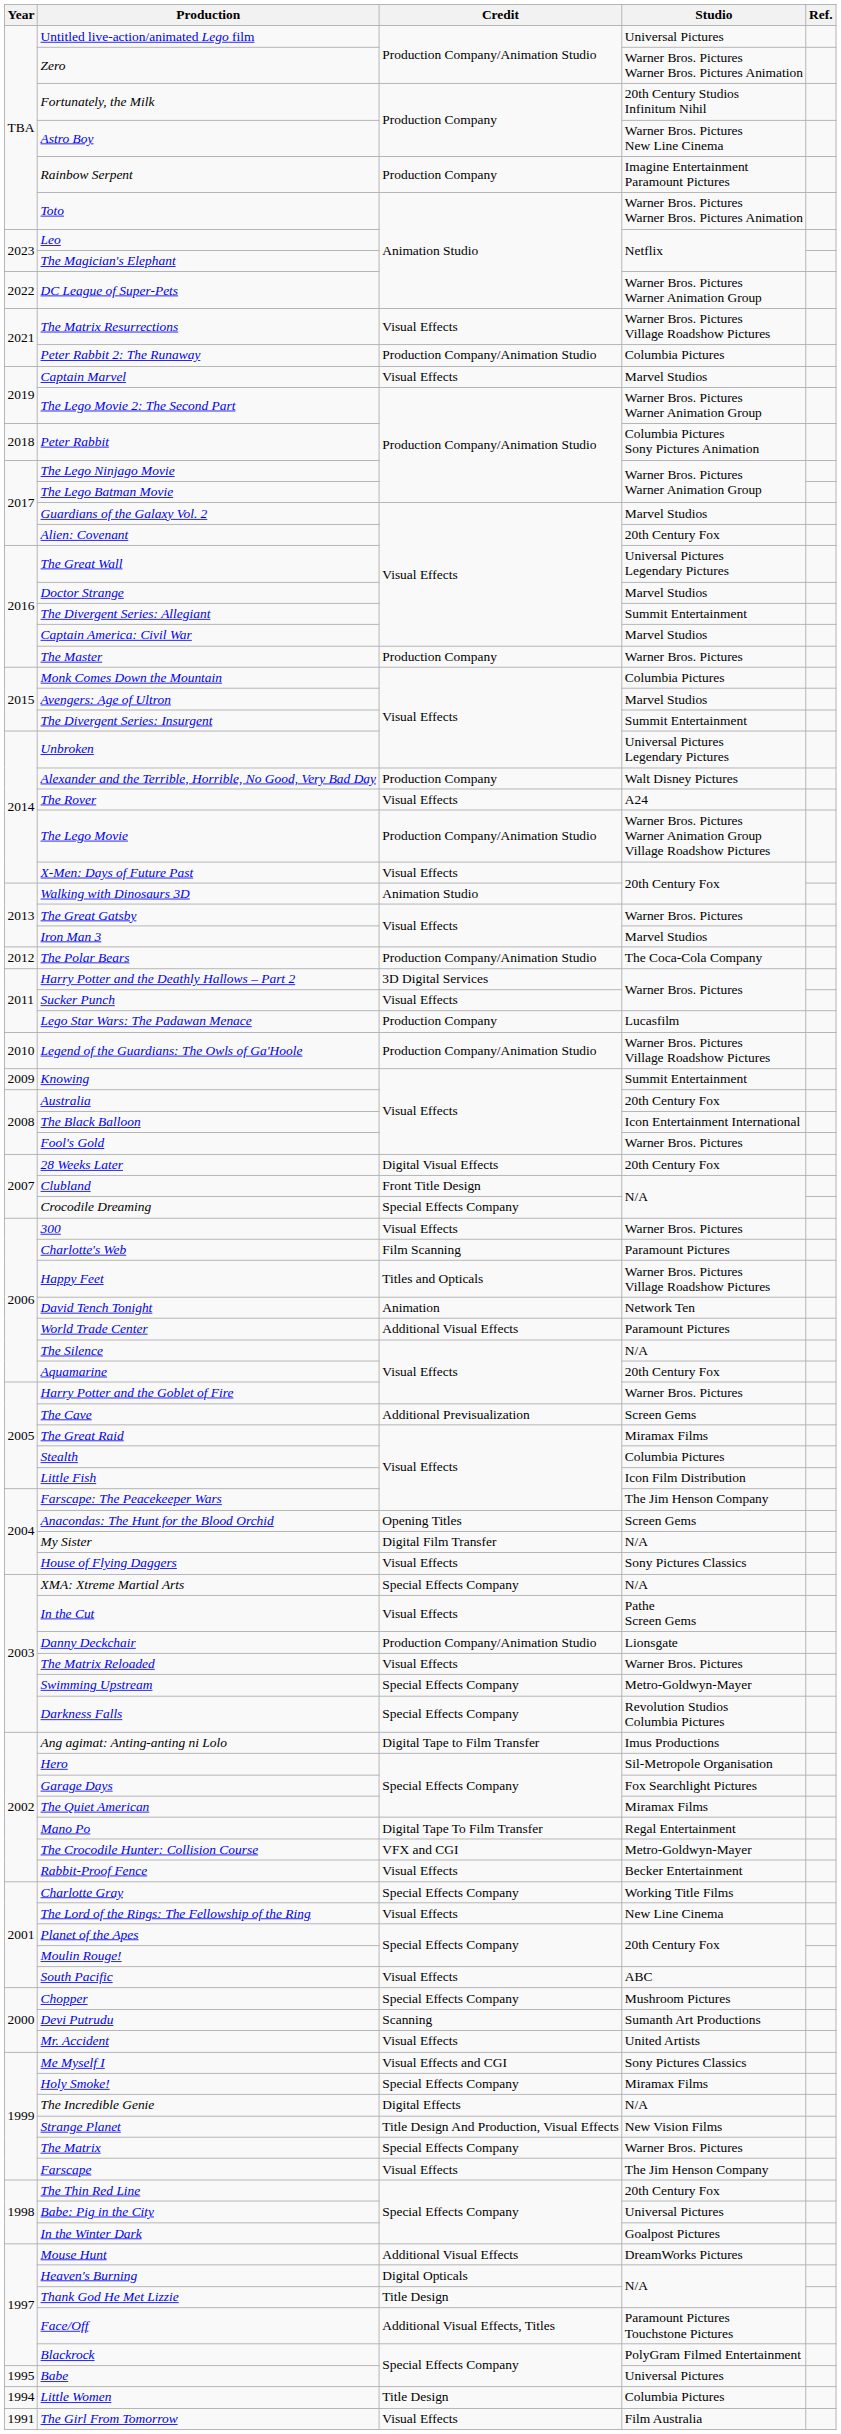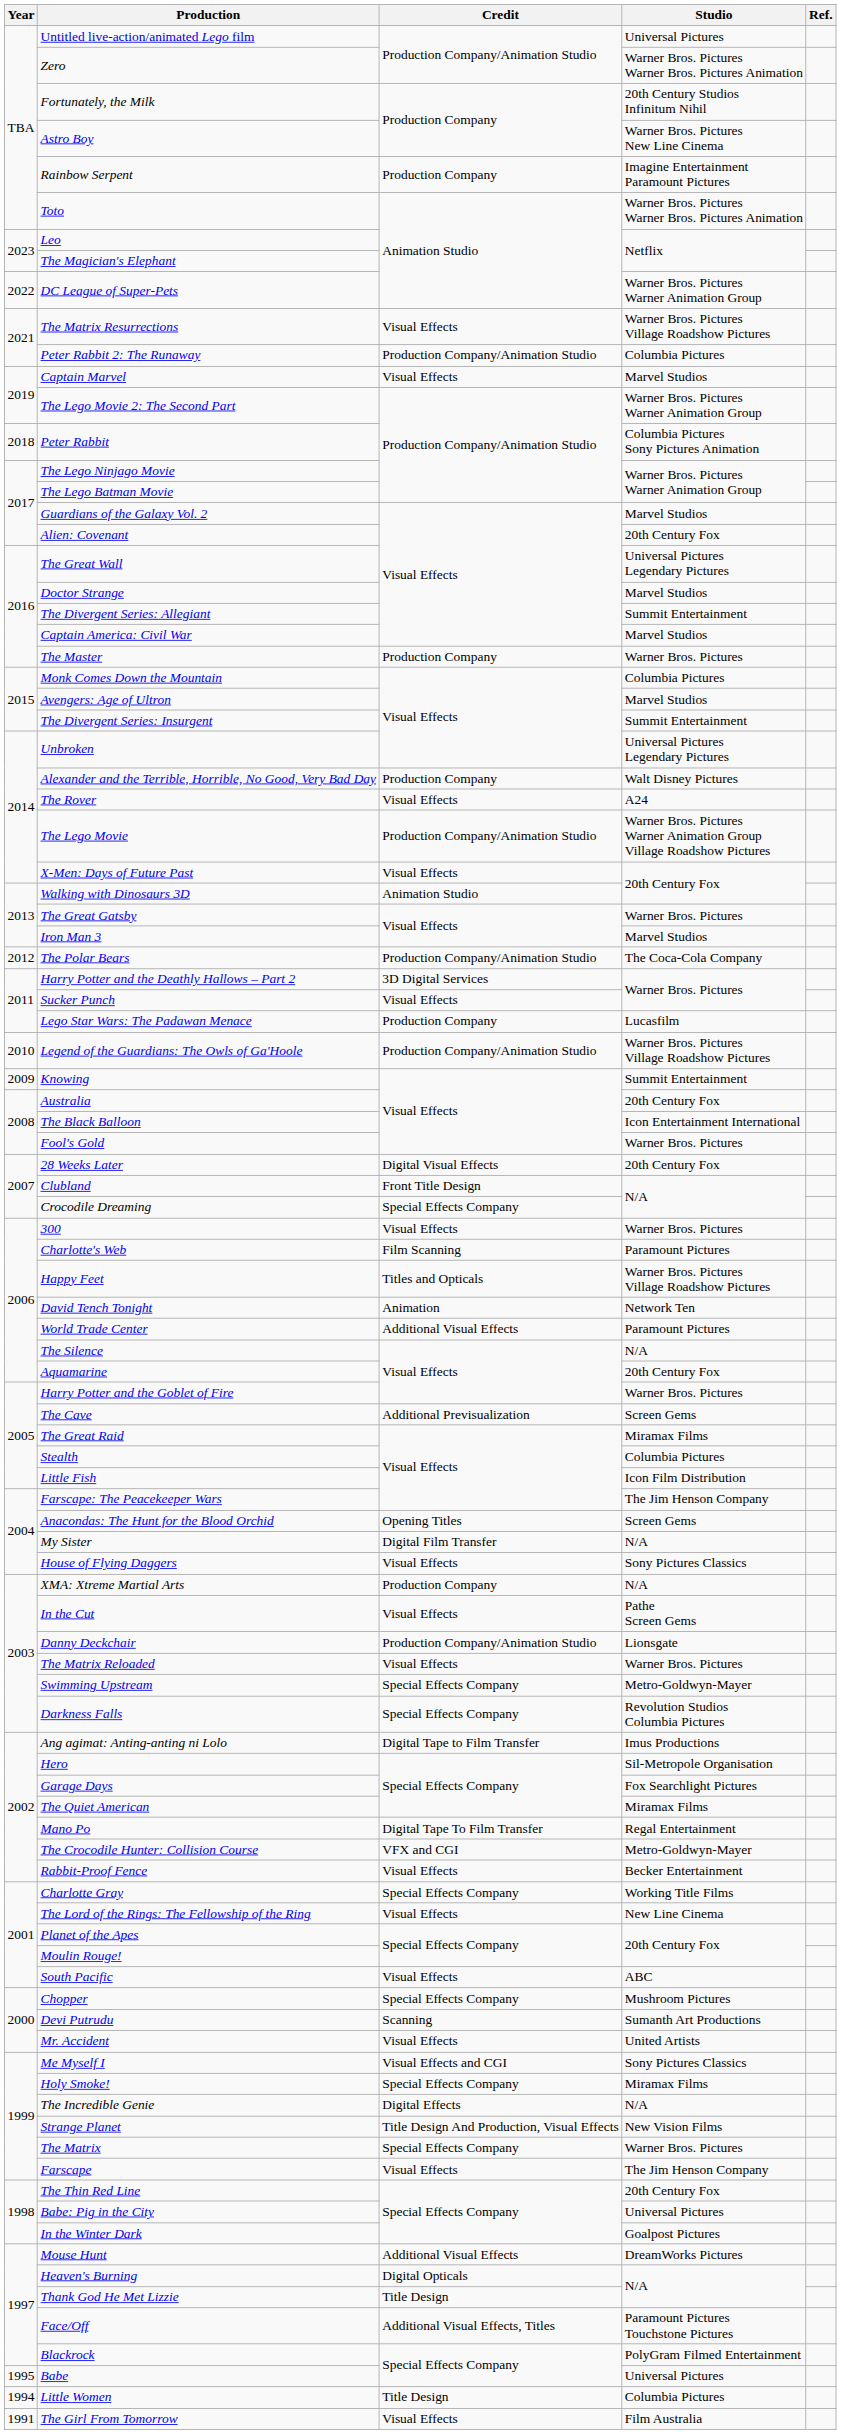(450, 1584) Special Effects Company -> (440, 1584) Production Company
